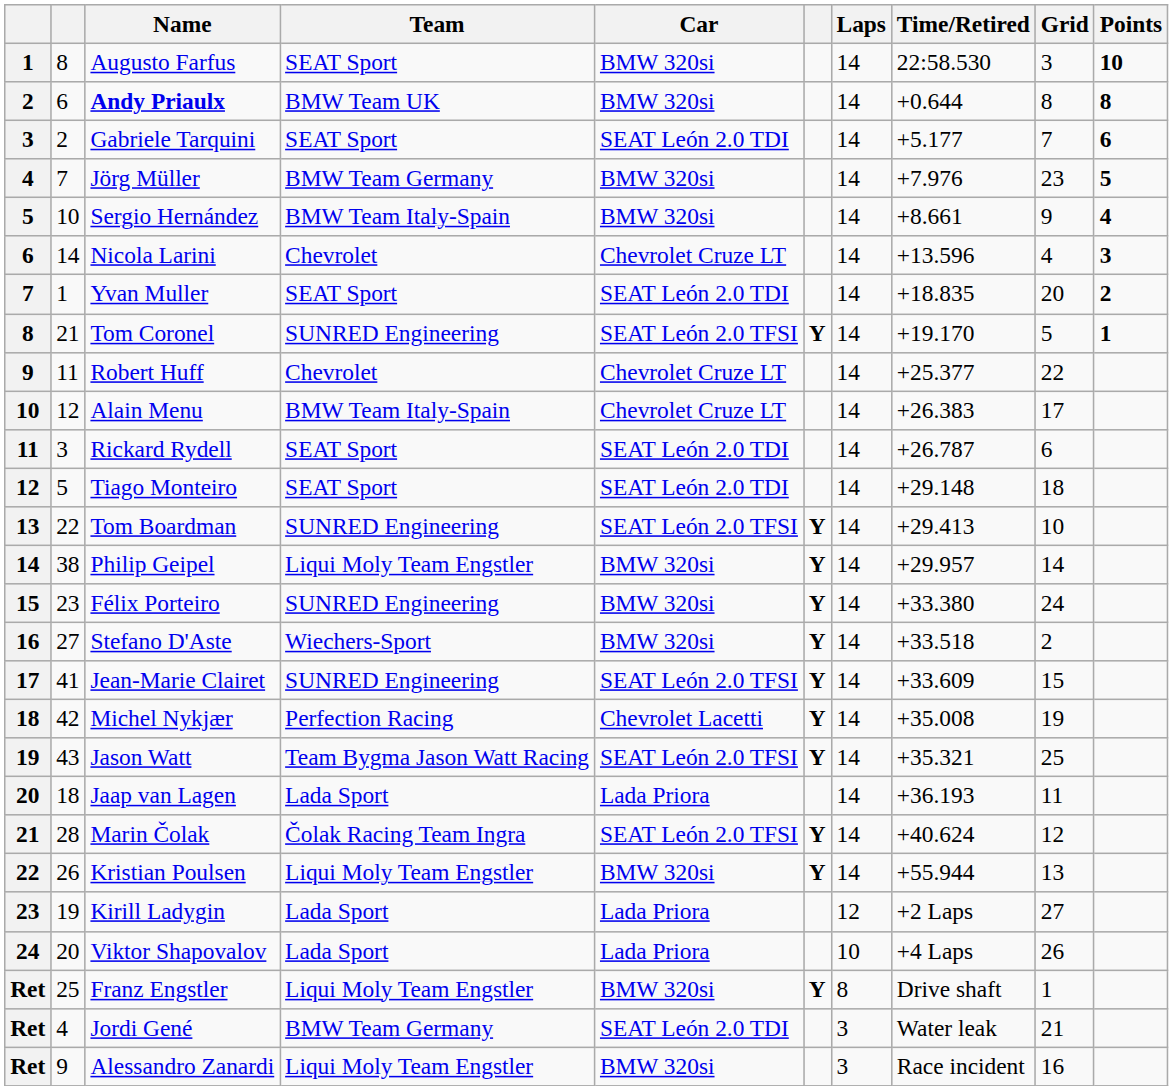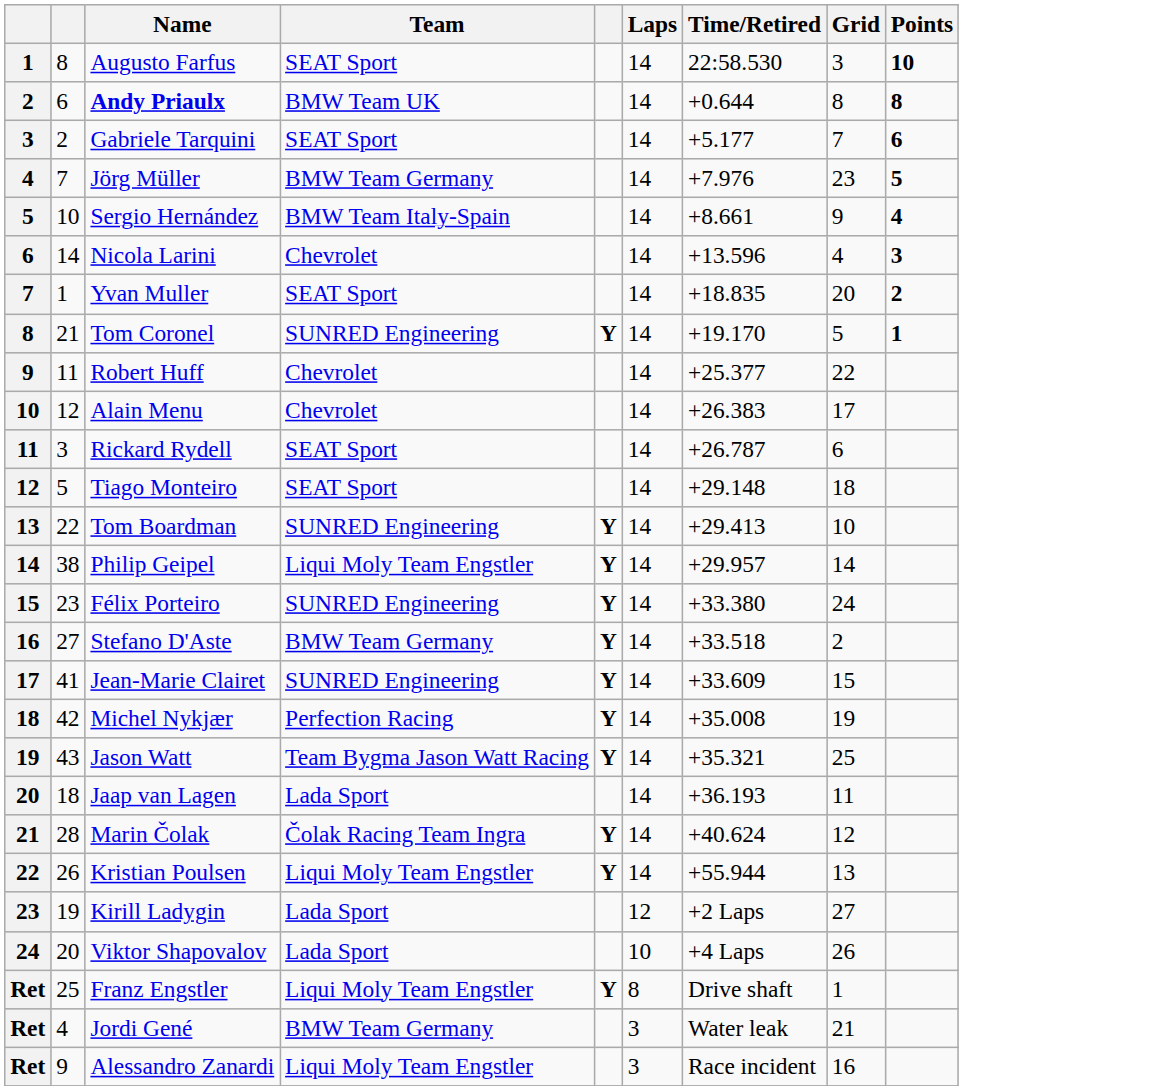- column: (699, 23)
(398, 409) BMW Team Italy-Spain -> (331, 409) Chevrolet
(358, 641) Wiechers-Sport -> (389, 641) BMW Team Germany
